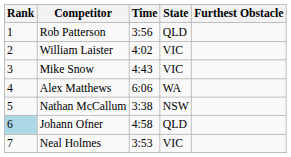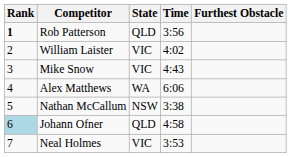columns swapped: (176, 13) <-> (145, 13)
(10, 32) normal -> (10, 32) bold
